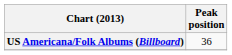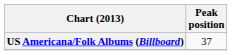(206, 41) 36 -> (206, 41) 37
